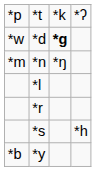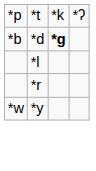(16, 39) *w -> (15, 39) *b
- row: (39, 62)
- row: (39, 131)
(15, 154) *b -> (16, 108) *w
